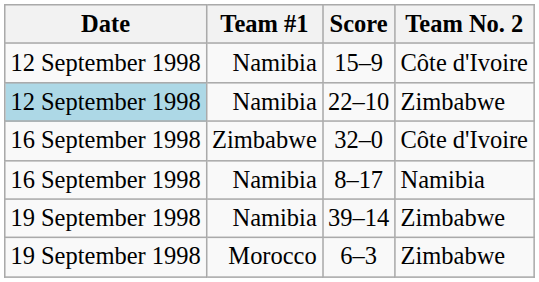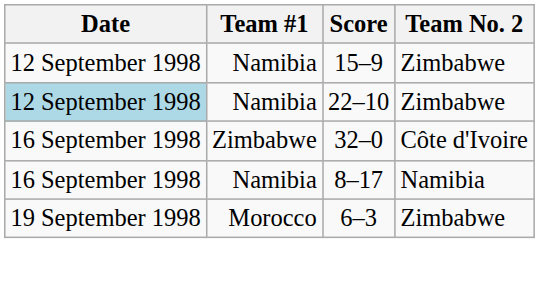(464, 62) Côte d'Ivoire -> (453, 62) Zimbabwe
- row: (359, 218)
